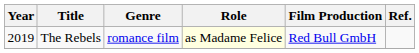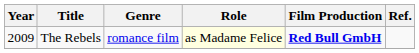(21, 37) 2019 -> (21, 37) 2009
(332, 37) normal -> (335, 37) bold
